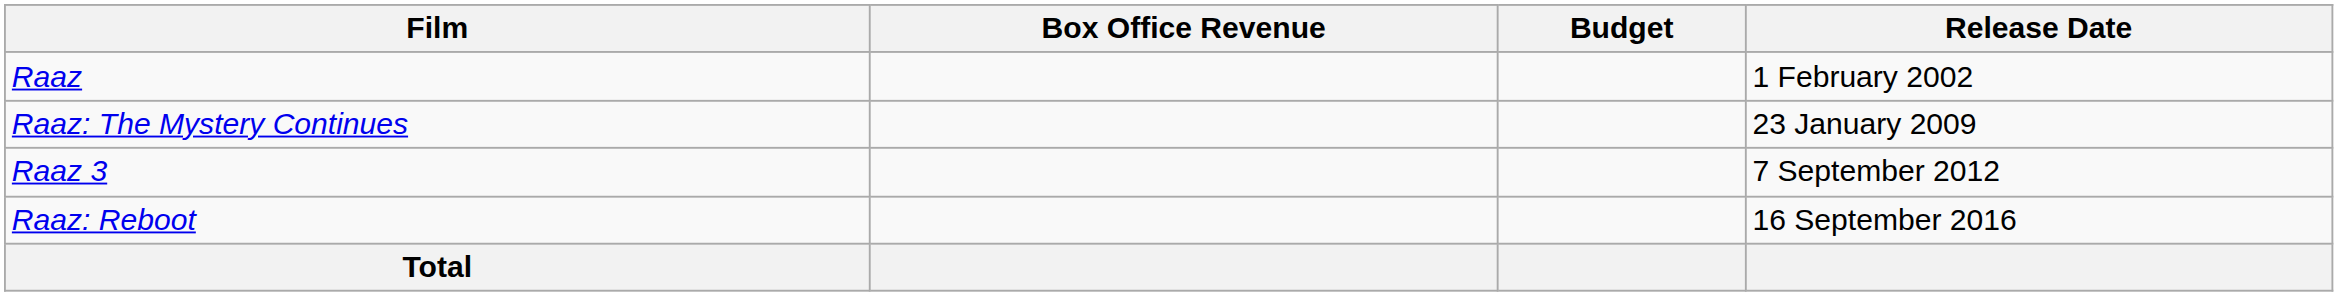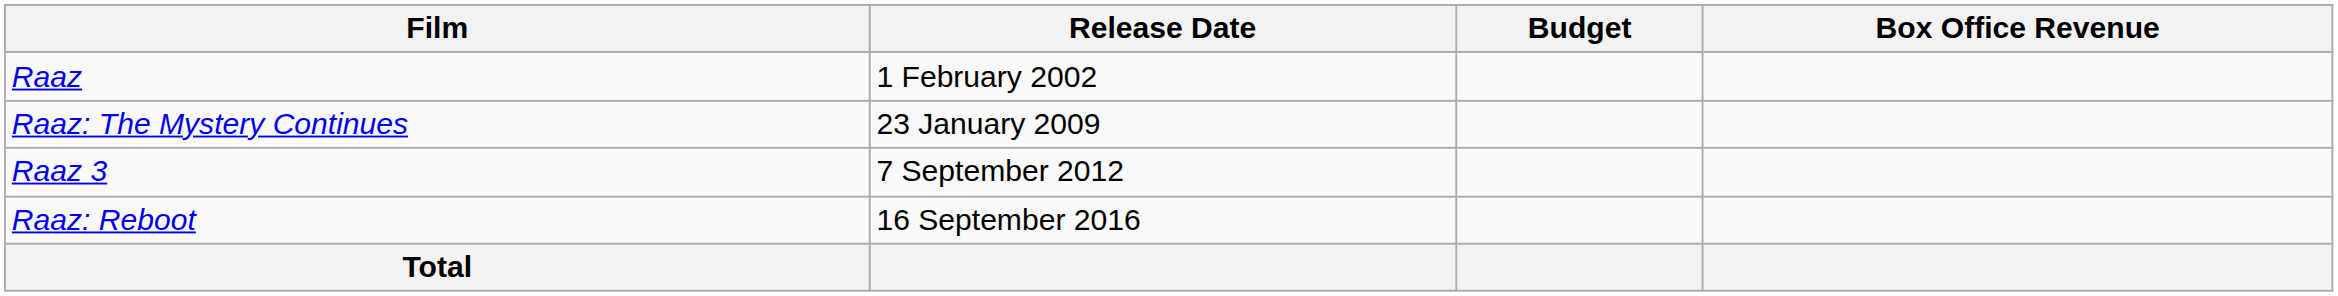columns swapped: (2039, 28) <-> (1184, 28)
